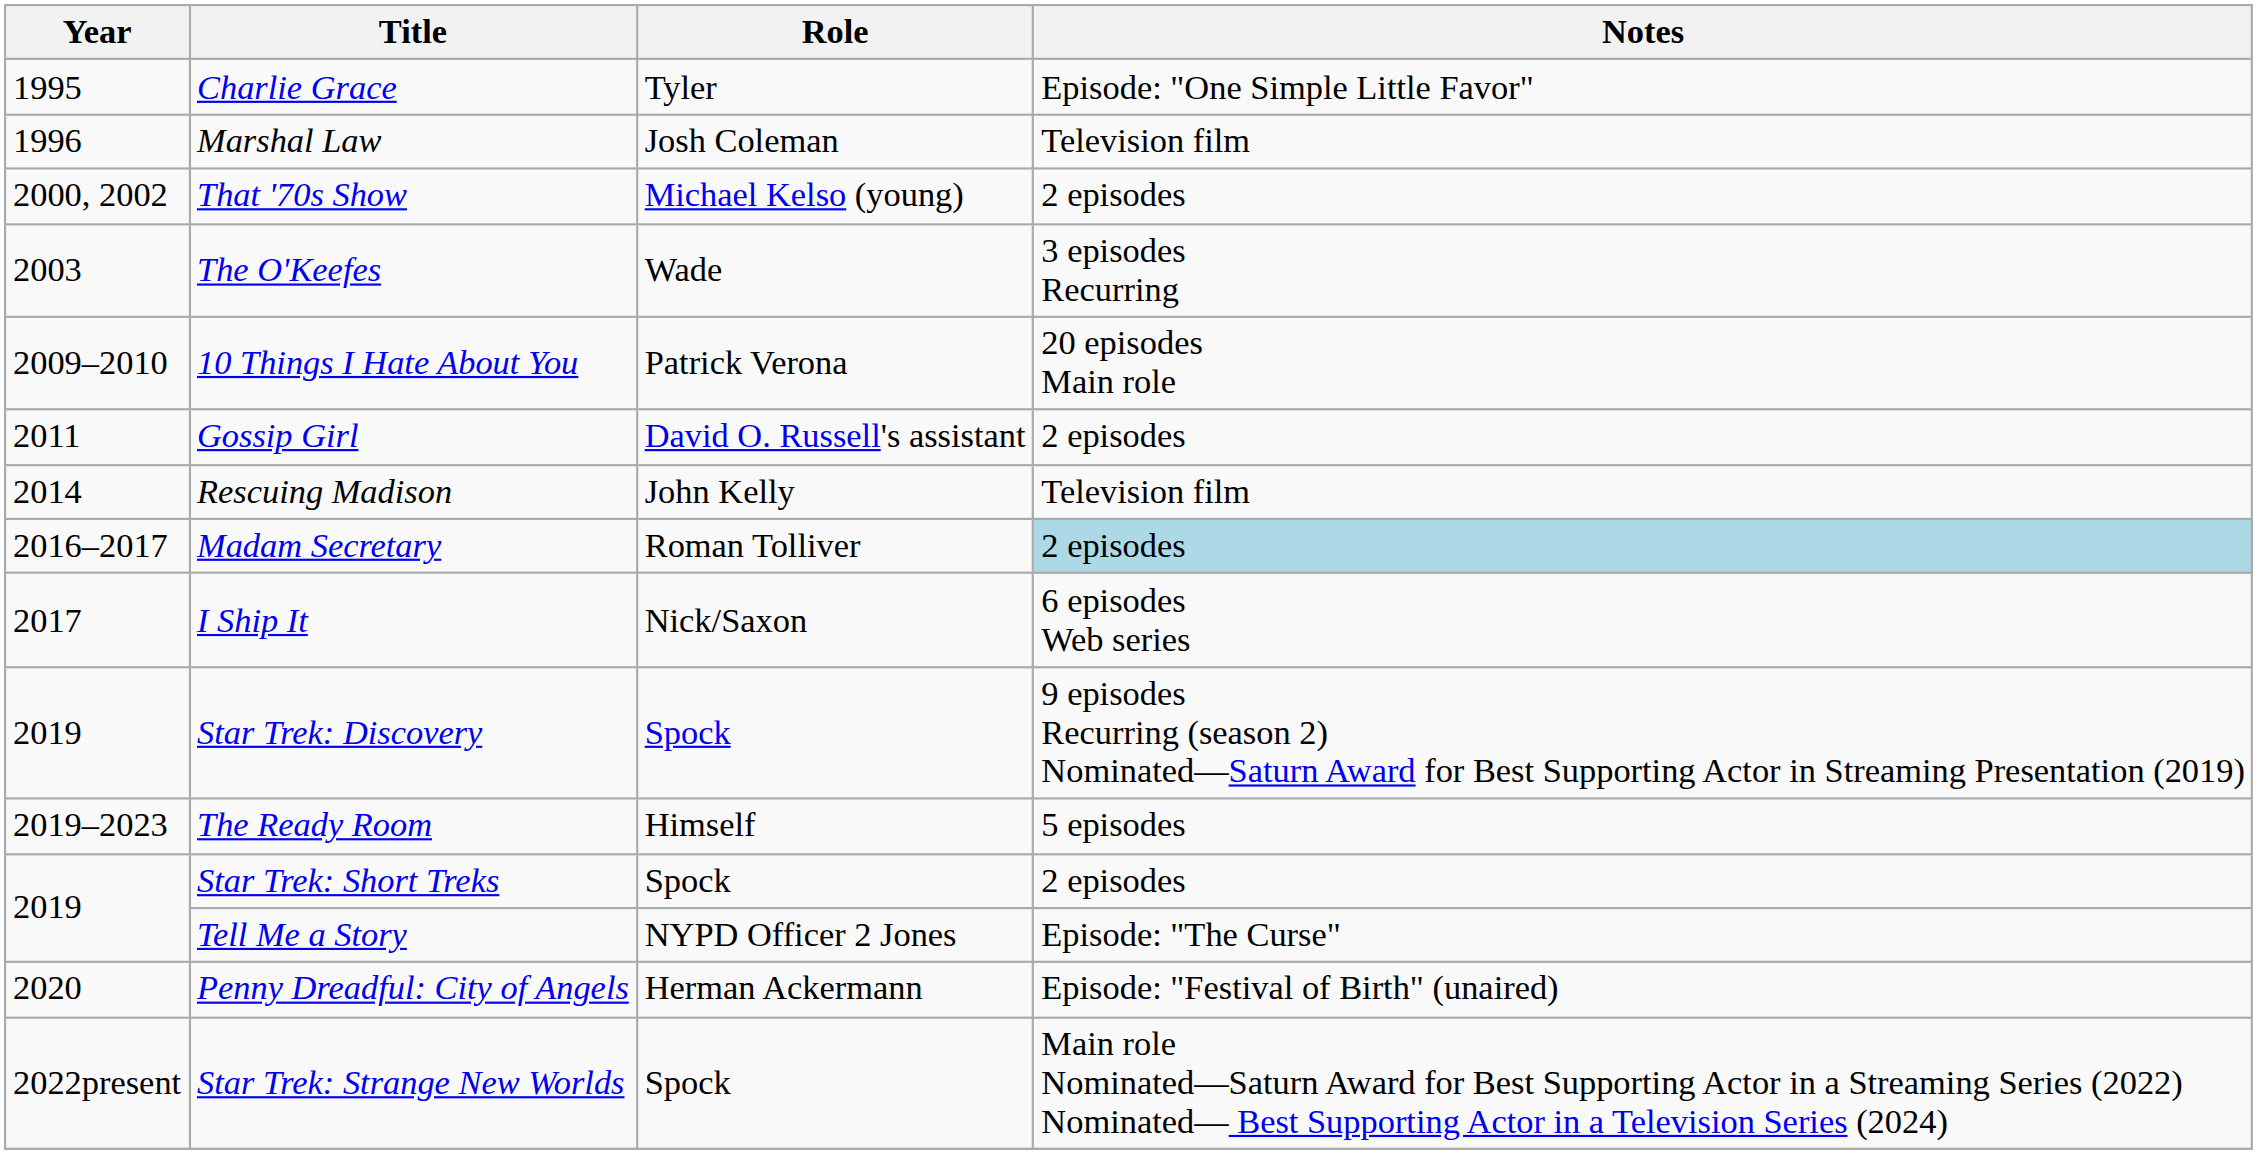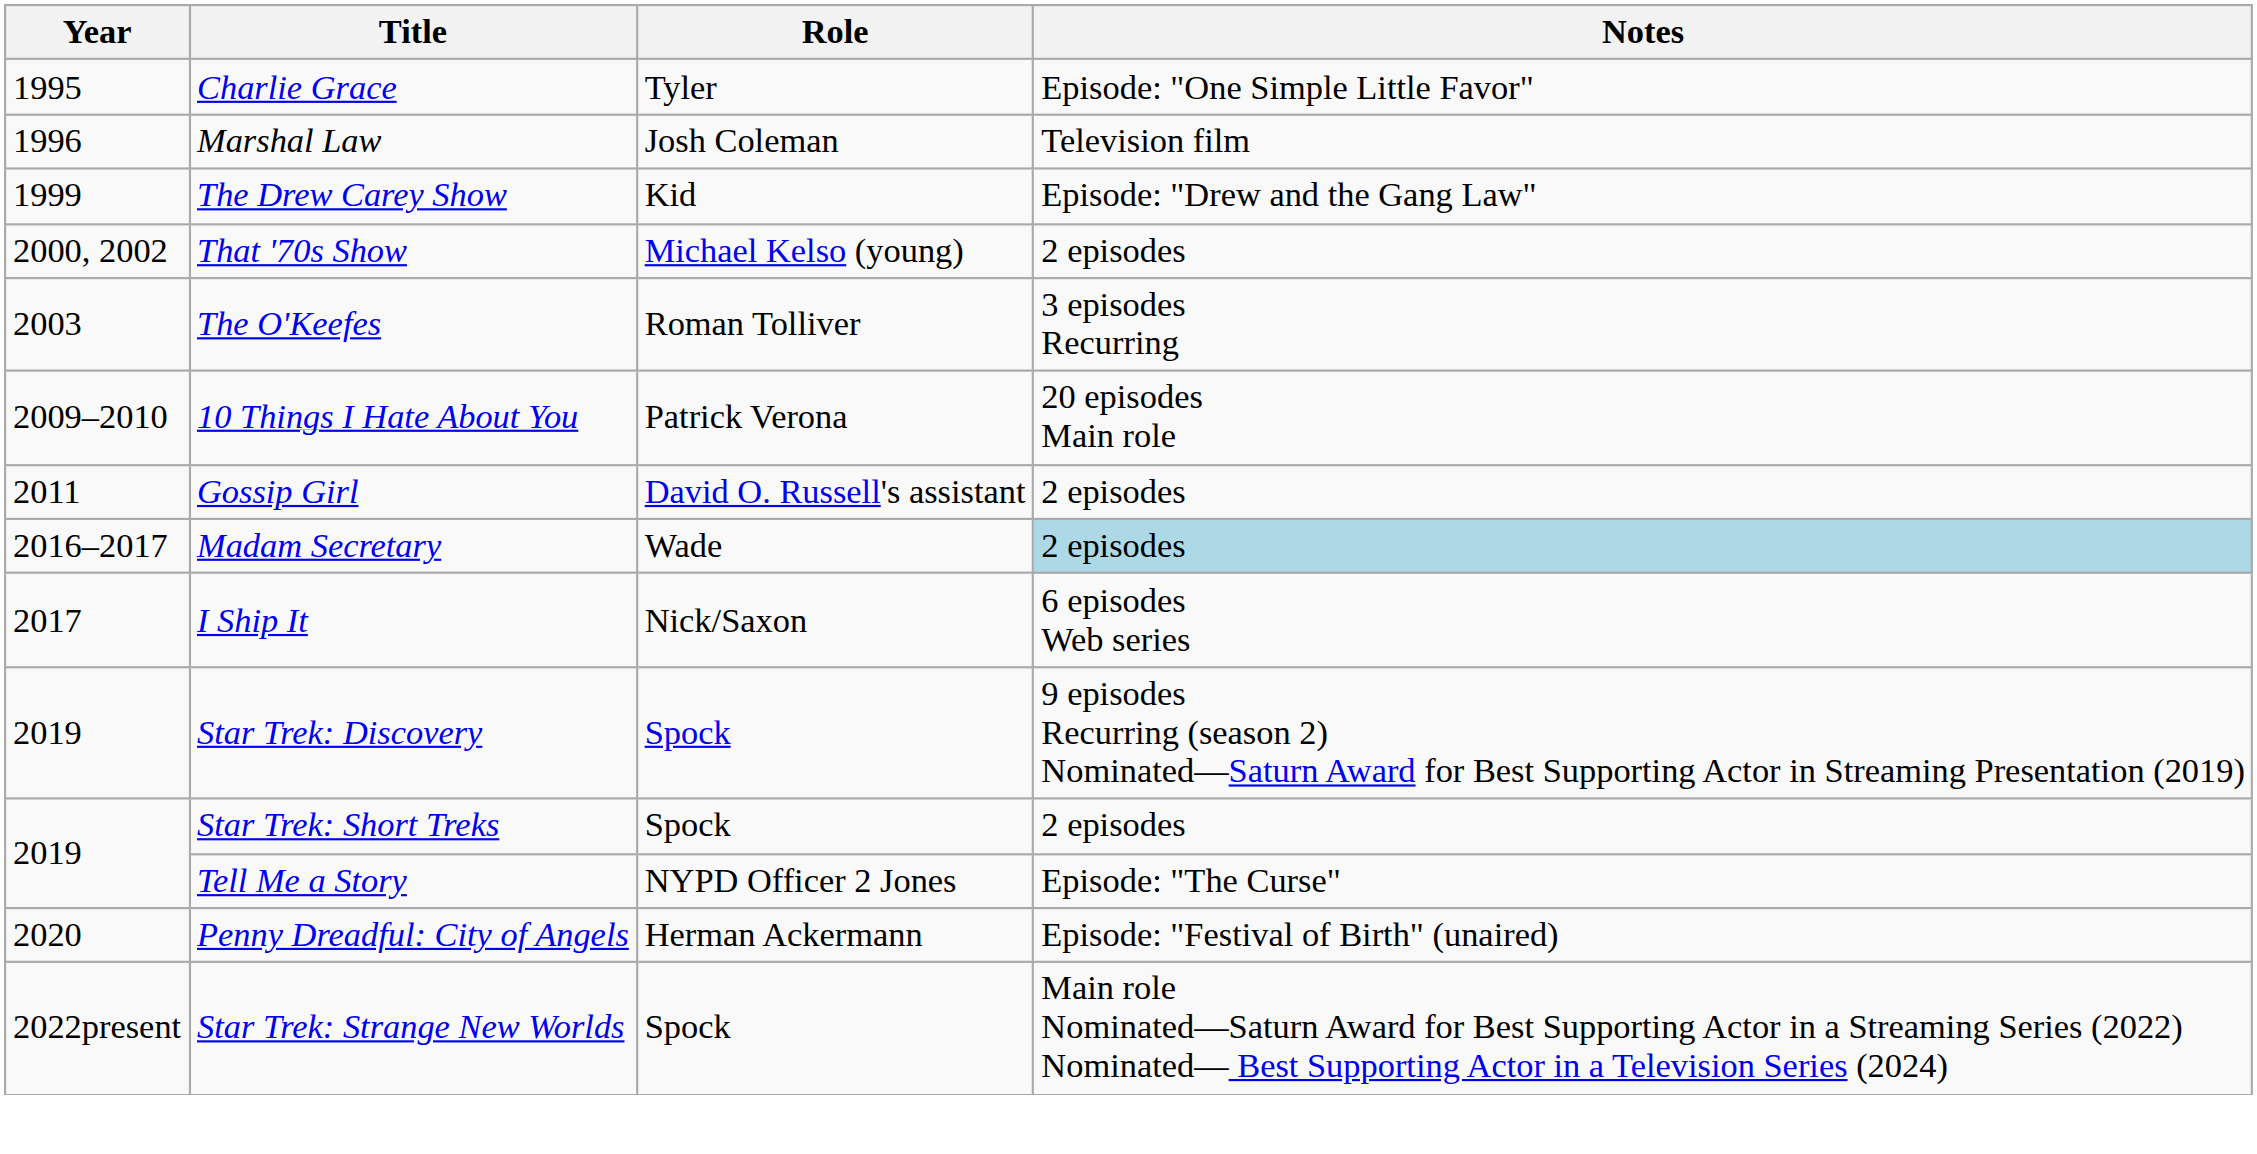+ row: (352, 195)
(683, 269) Wade -> (753, 323) Roman Tolliver
- row: (325, 491)
(753, 545) Roman Tolliver -> (683, 545) Wade
- row: (315, 825)
